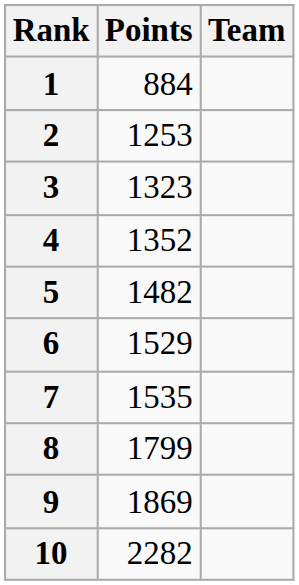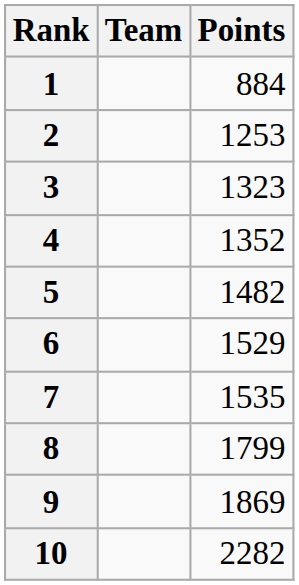columns swapped: (247, 30) <-> (149, 30)
